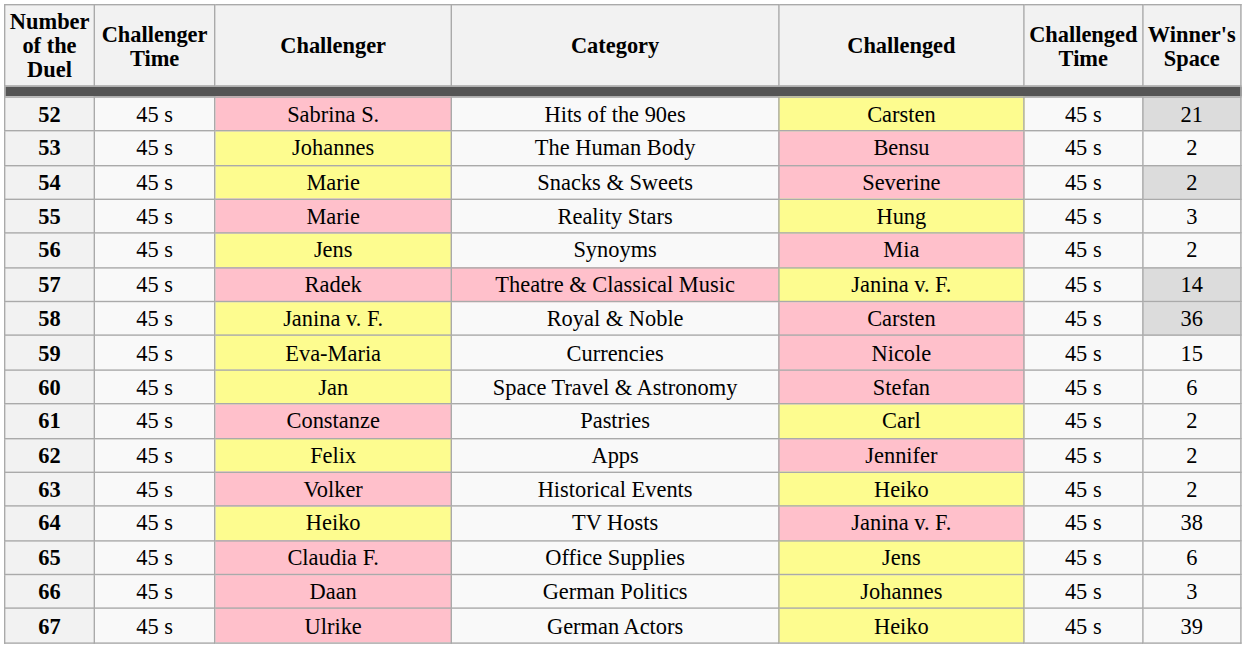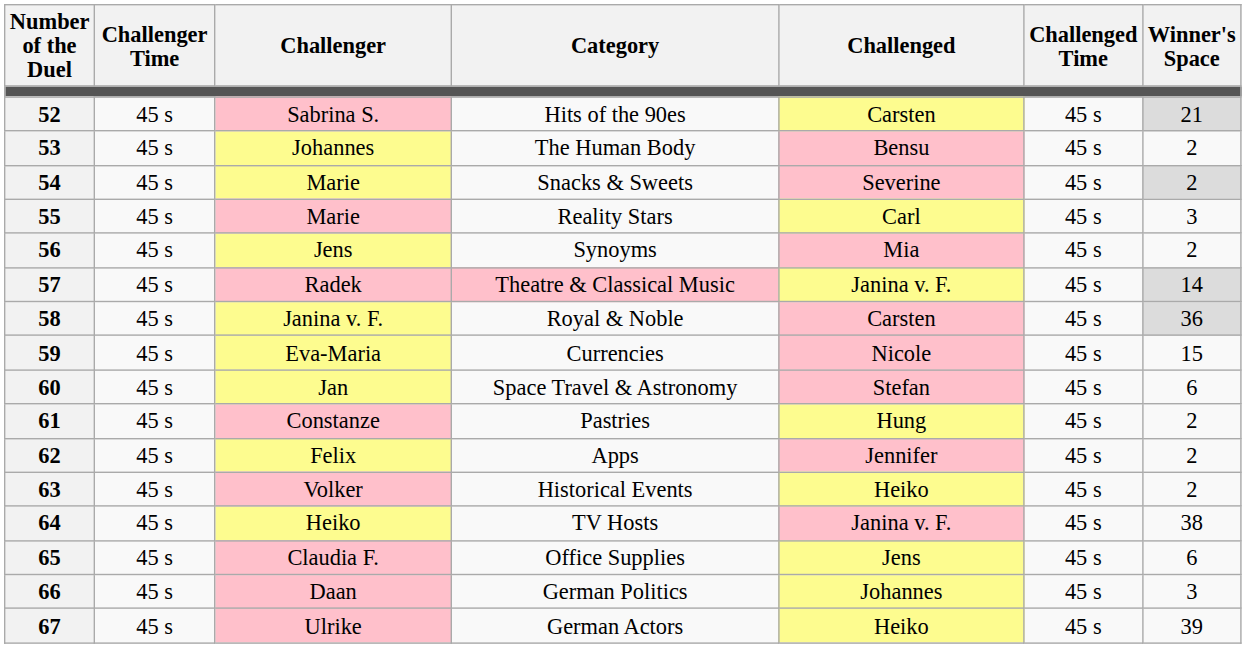(901, 216) Hung -> (901, 216) Carl
(901, 421) Carl -> (901, 421) Hung
